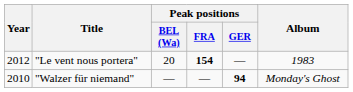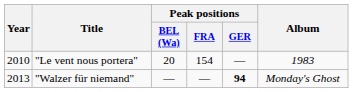(18, 60) 2012 -> (18, 60) 2010
(204, 60) bold -> (204, 60) normal
(18, 78) 2010 -> (18, 78) 2013
